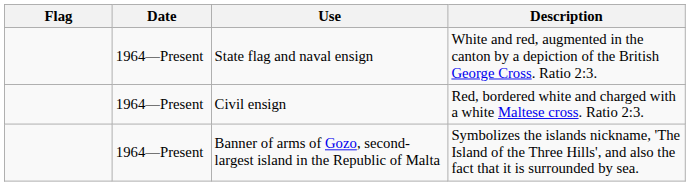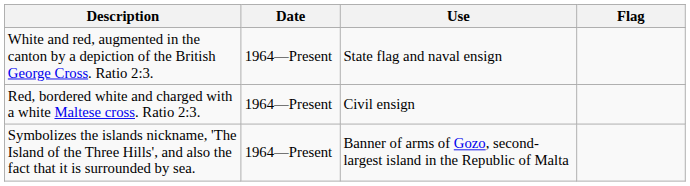columns swapped: (58, 16) <-> (566, 16)
